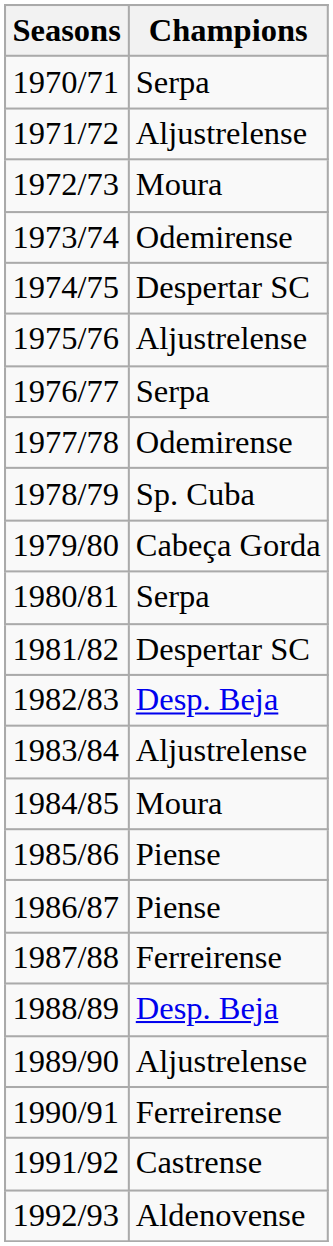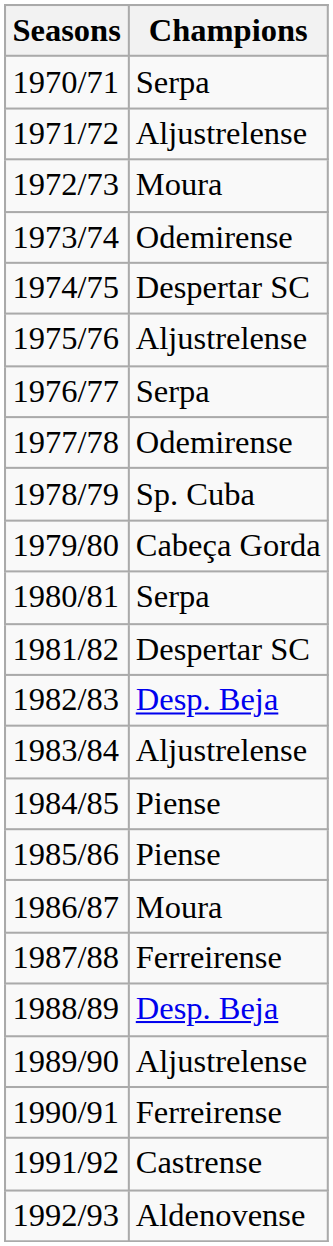(179, 802) Moura -> (178, 802) Piense
(178, 905) Piense -> (179, 905) Moura
